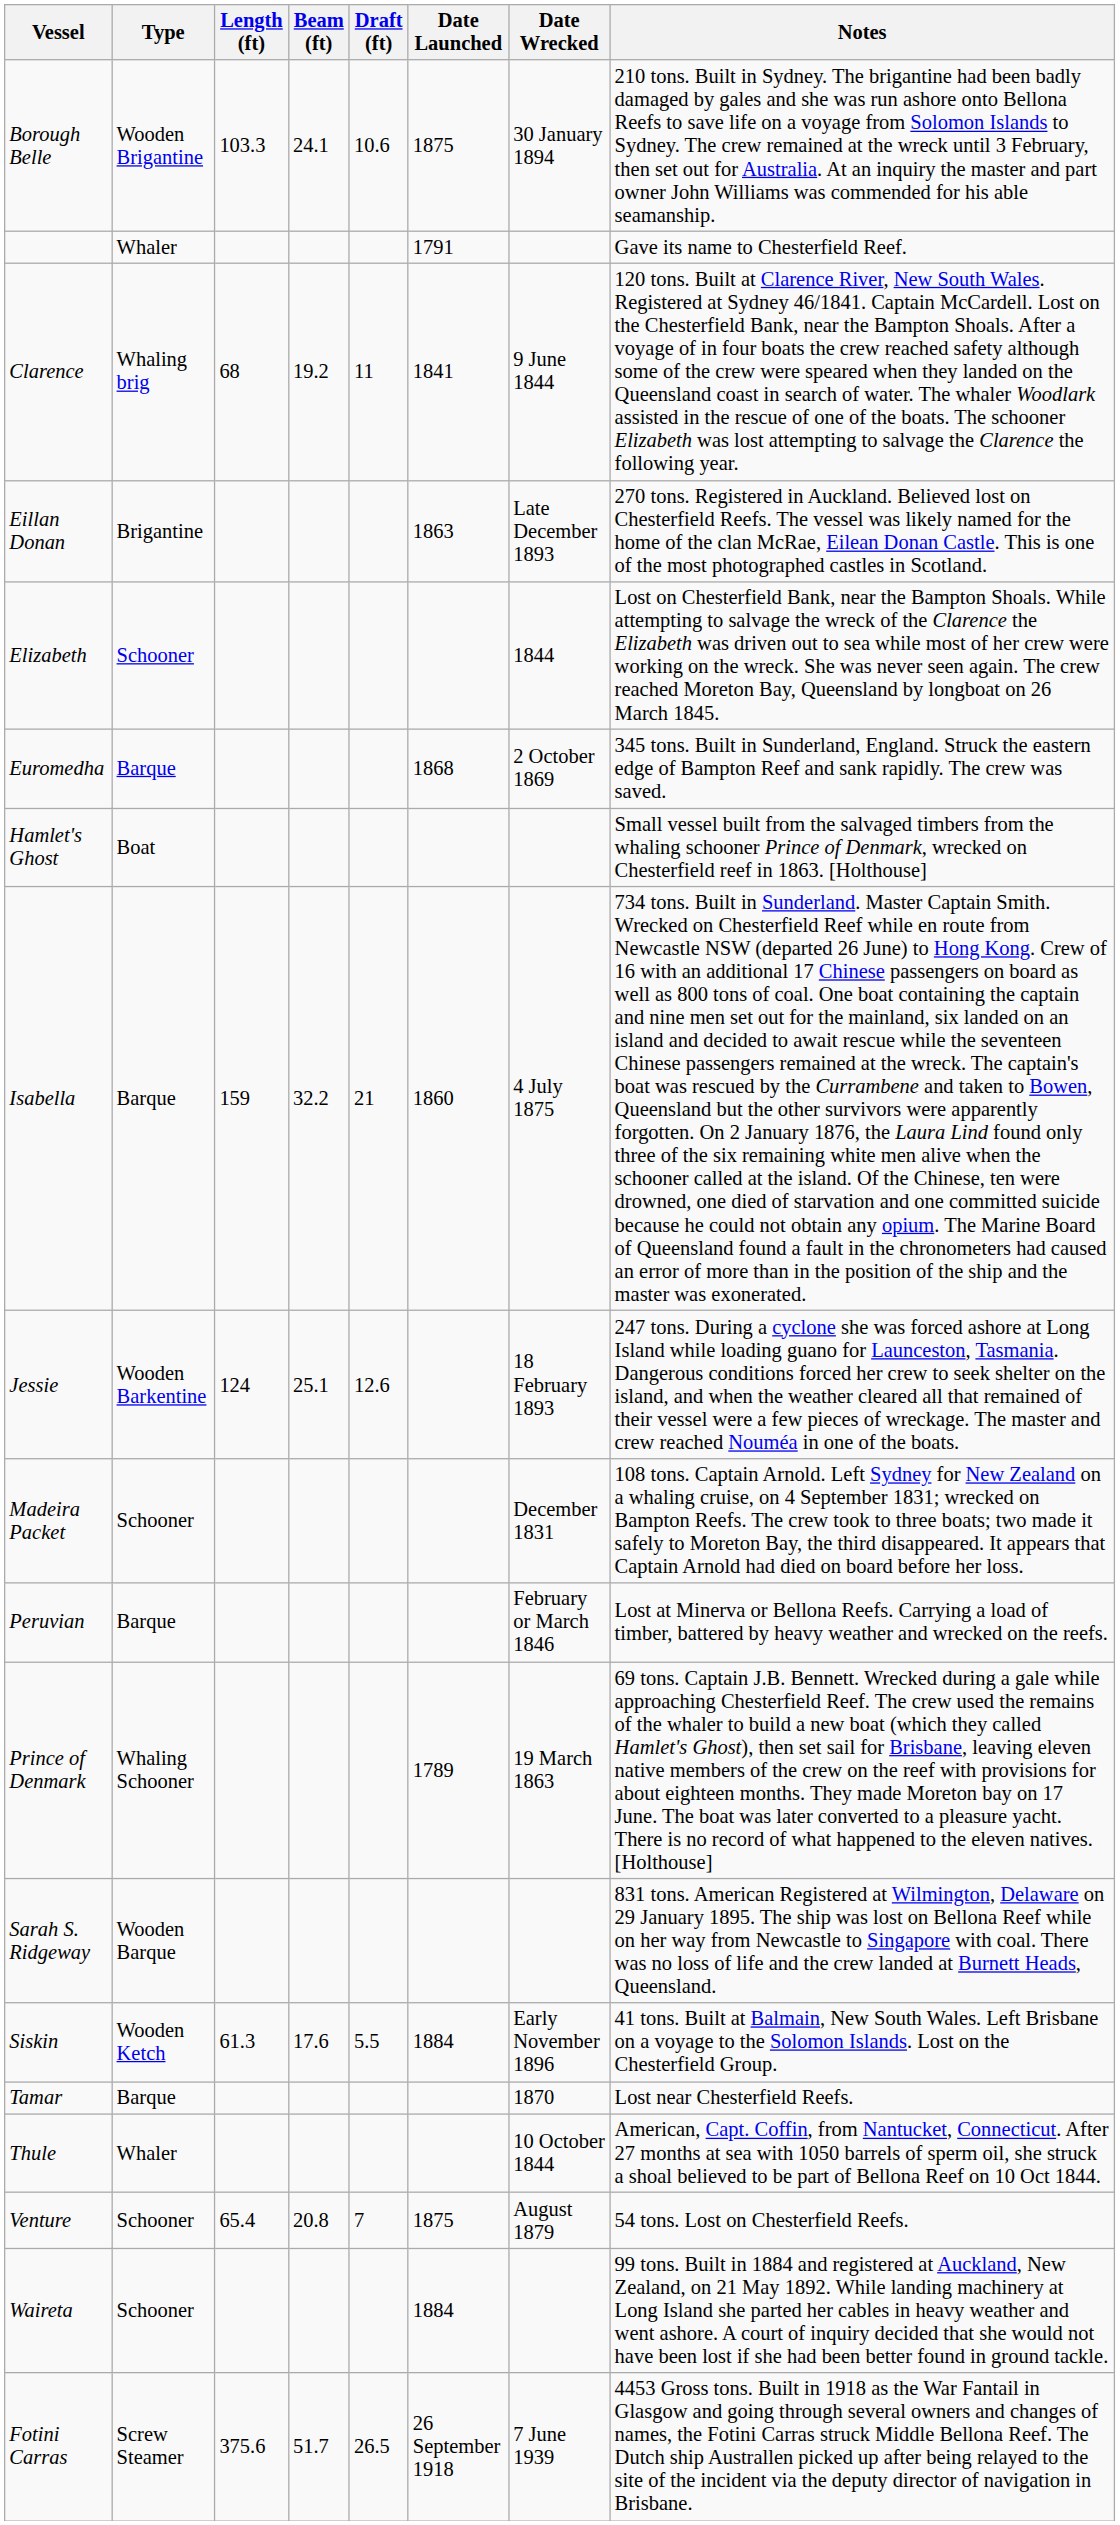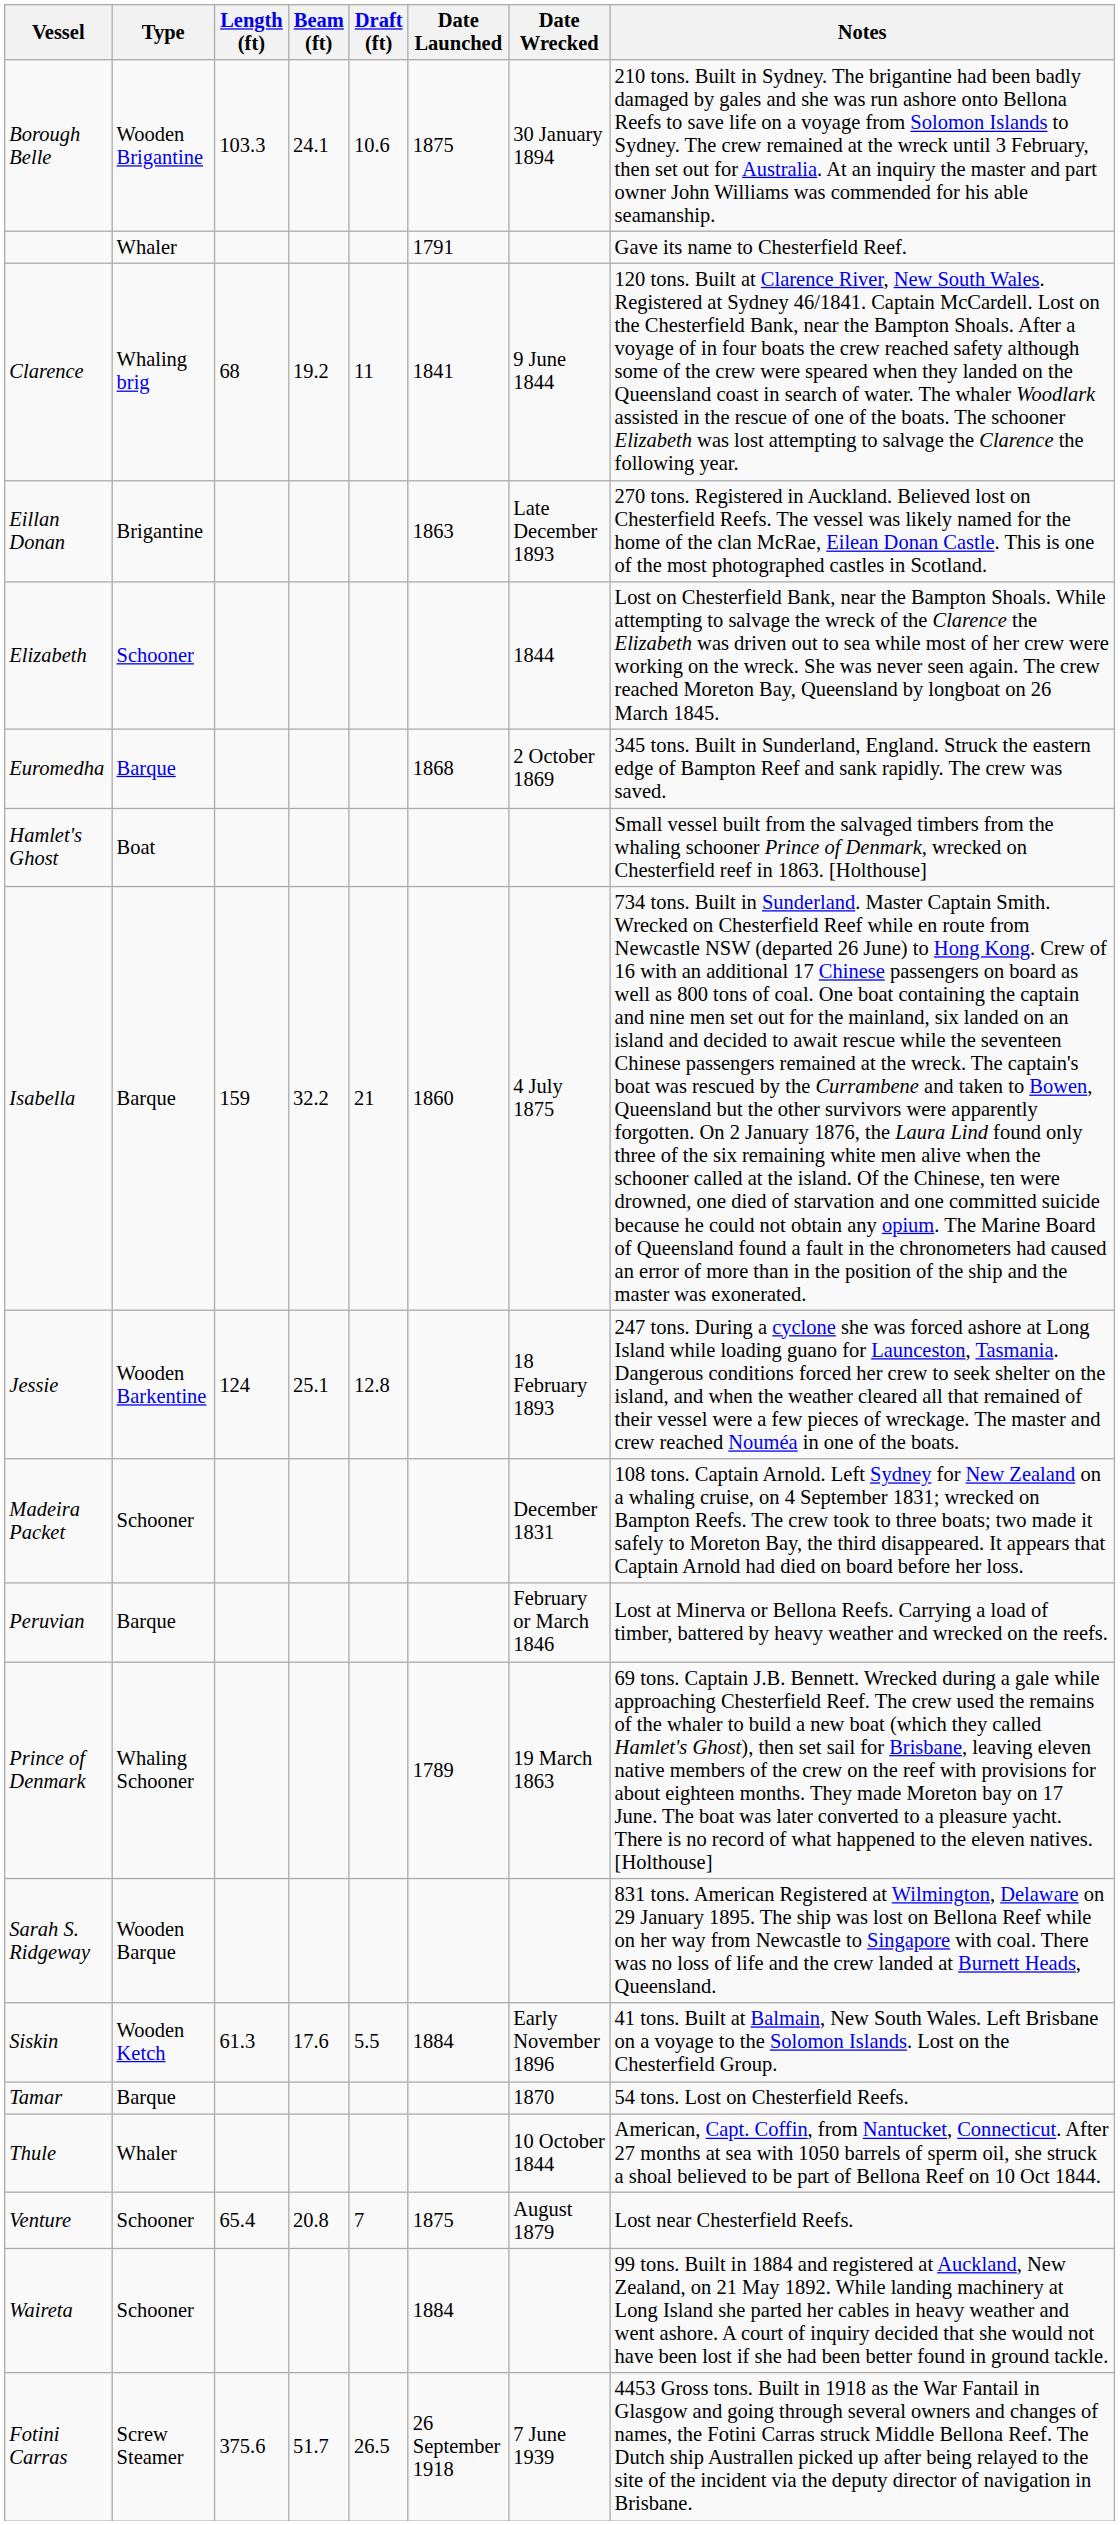(372, 1384) 12.6 -> (372, 1384) 12.8
(734, 2097) Lost near Chesterfield Reefs. -> (762, 2097) 54 tons. Lost on Chesterfield Reefs.
(762, 2220) 54 tons. Lost on Chesterfield Reefs. -> (734, 2220) Lost near Chesterfield Reefs.
